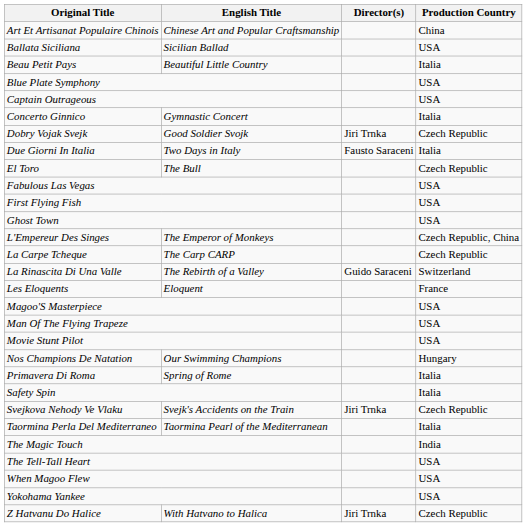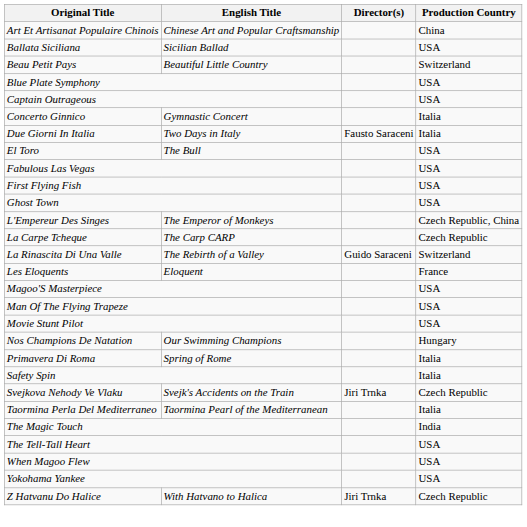(430, 64) Italia -> (444, 64) Switzerland
- row: (47, 133)
(453, 168) Czech Republic -> (429, 151) USA
